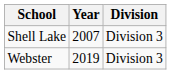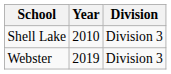(86, 36) 2007 -> (86, 36) 2010
